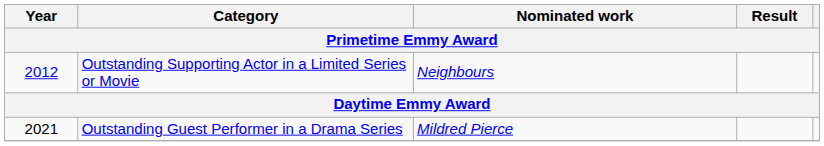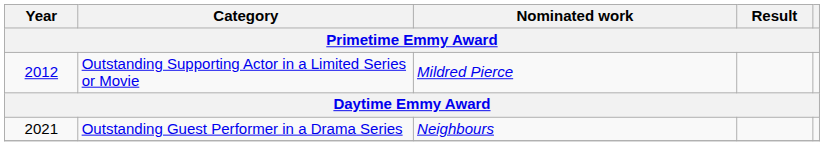(455, 72) Neighbours -> (465, 72) Mildred Pierce
(465, 128) Mildred Pierce -> (455, 128) Neighbours
